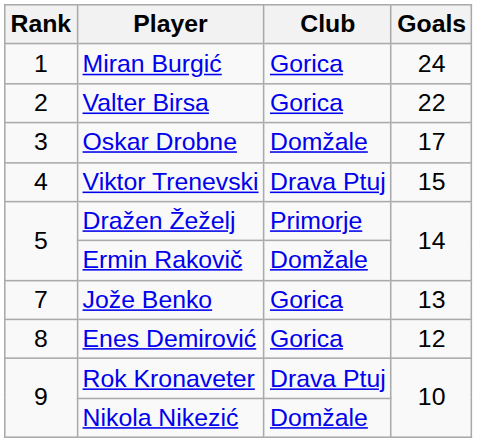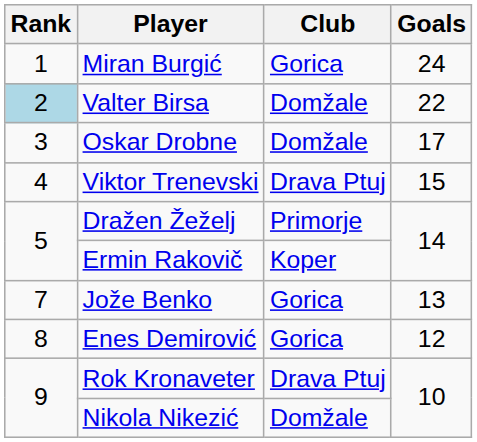(41, 102) no background -> (41, 102) lightblue background
(306, 102) Gorica -> (319, 102) Domžale
(319, 260) Domžale -> (303, 260) Koper
